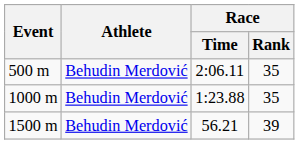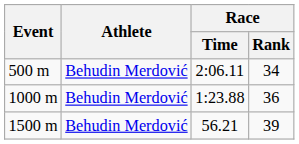(271, 71) 35 -> (271, 71) 34
(271, 98) 35 -> (271, 98) 36
